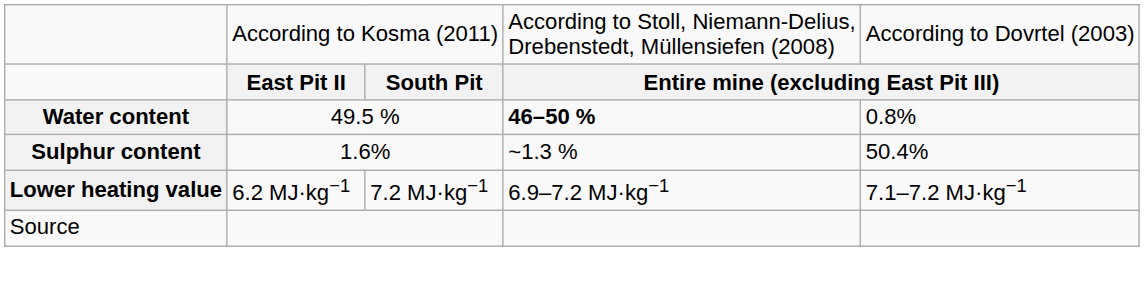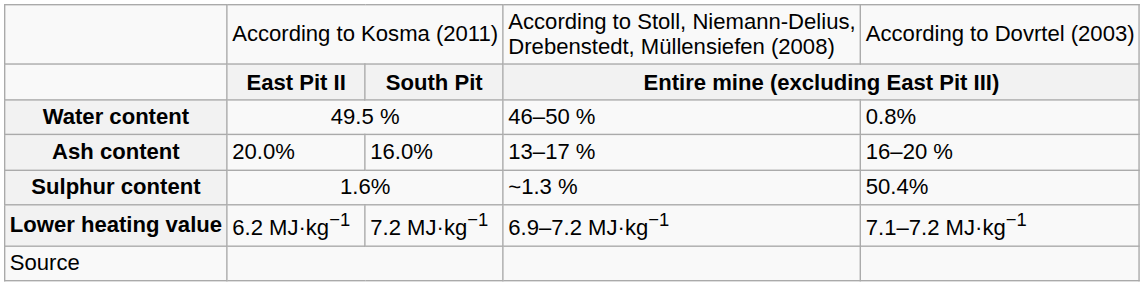(552, 116) bold -> (552, 116) normal
+ row: (116, 151)
